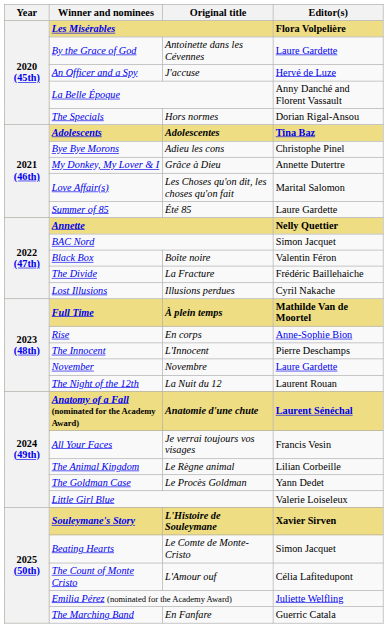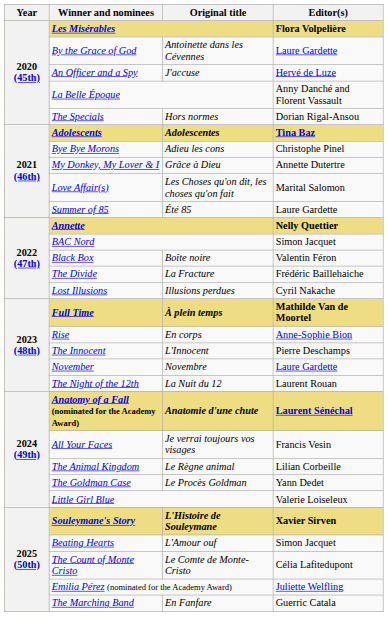(207, 549) Le Comte de Monte-Cristo -> (191, 543) L'Amour ouf
(191, 576) L'Amour ouf -> (207, 565) Le Comte de Monte-Cristo
